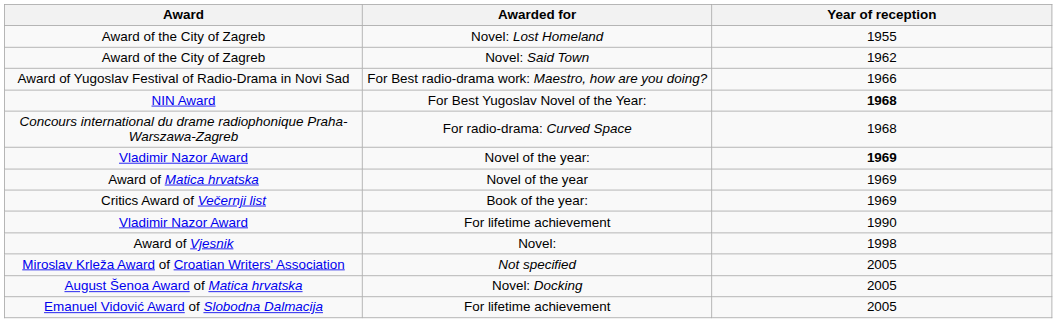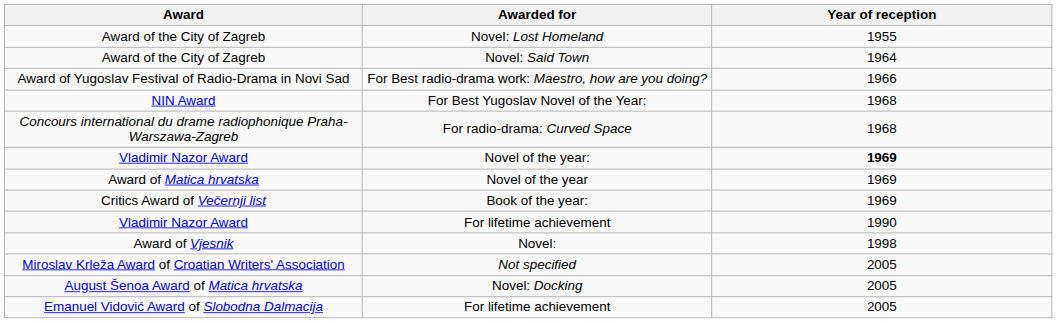(882, 57) 1962 -> (882, 57) 1964
(882, 100) bold -> (882, 100) normal
